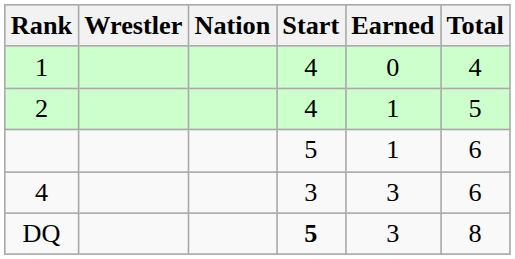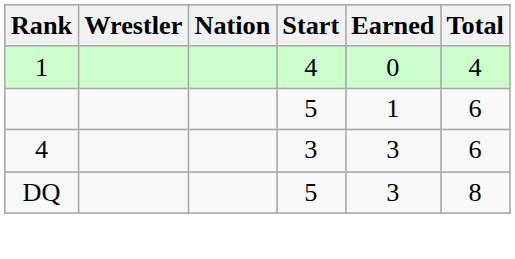- row: (41, 108)
(311, 233) bold -> (311, 191) normal
